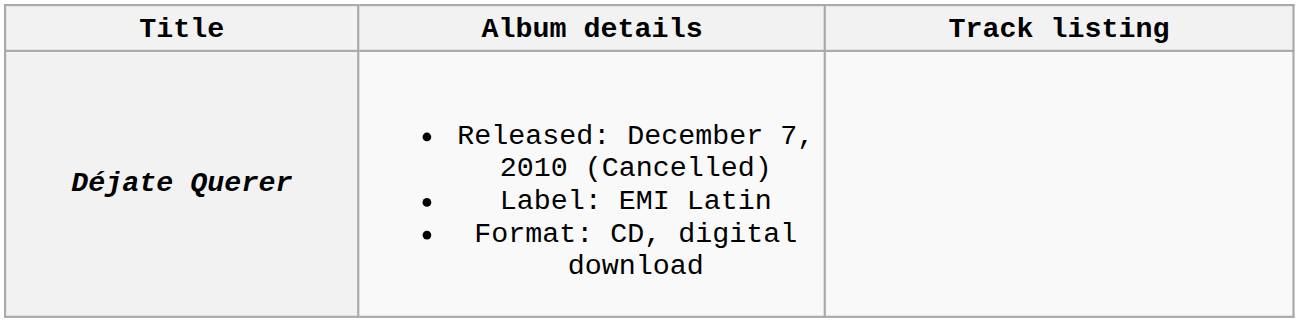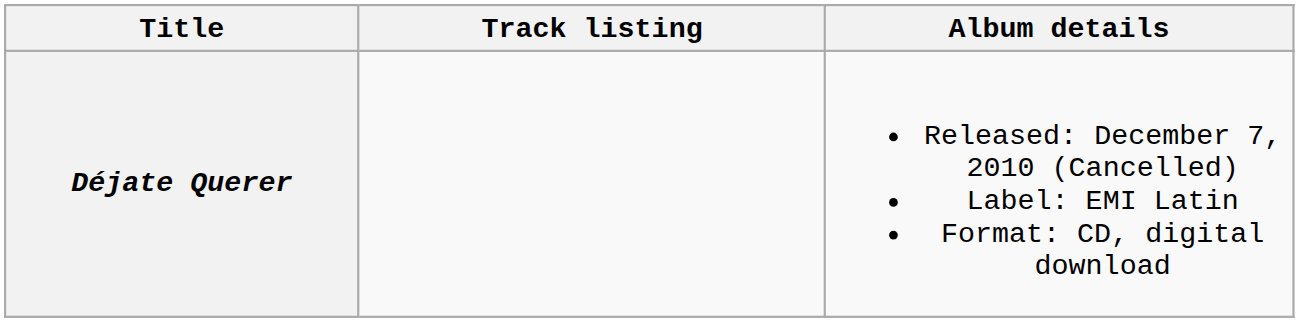columns swapped: (592, 28) <-> (1059, 28)
